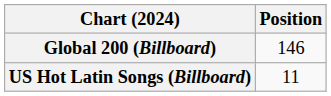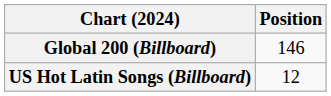(291, 76) 11 -> (291, 76) 12
